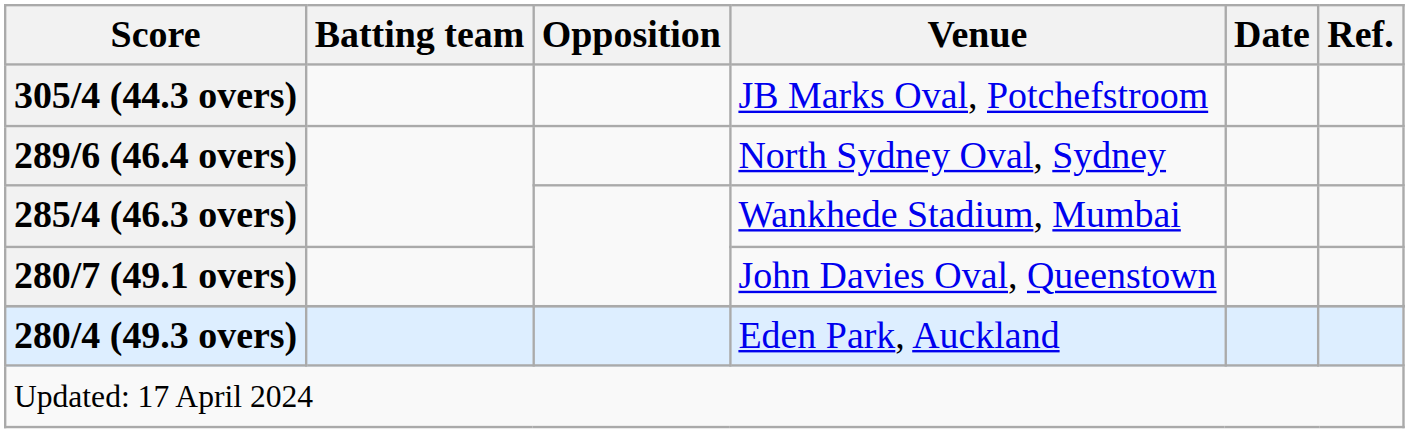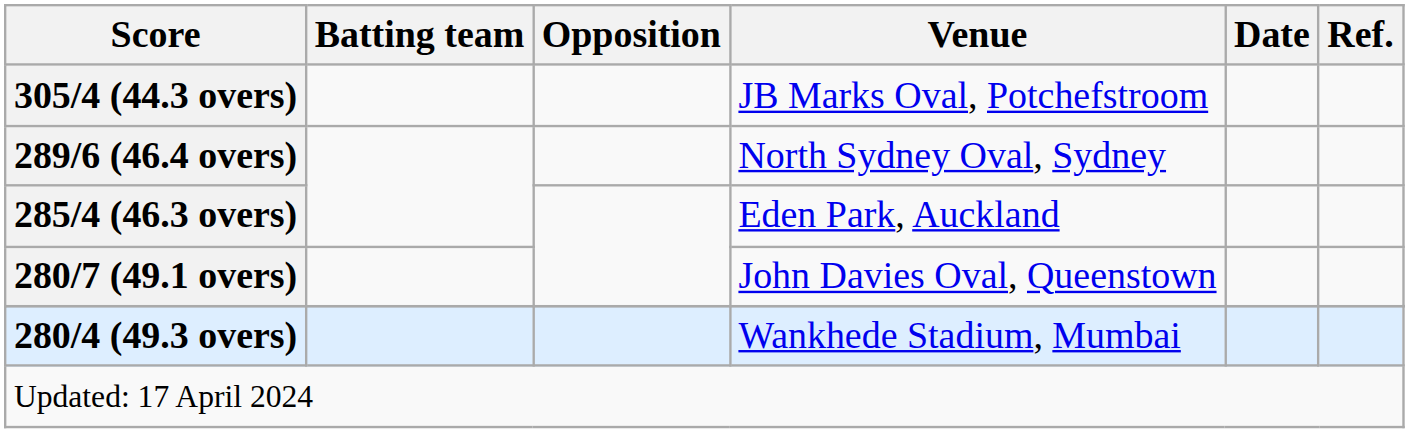(960, 214) Wankhede Stadium, Mumbai -> (899, 214) Eden Park, Auckland
(899, 335) Eden Park, Auckland -> (960, 335) Wankhede Stadium, Mumbai
